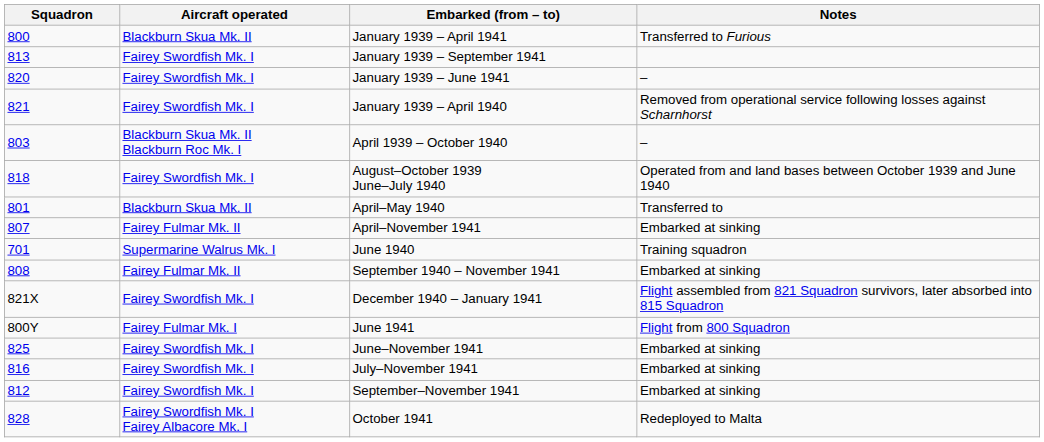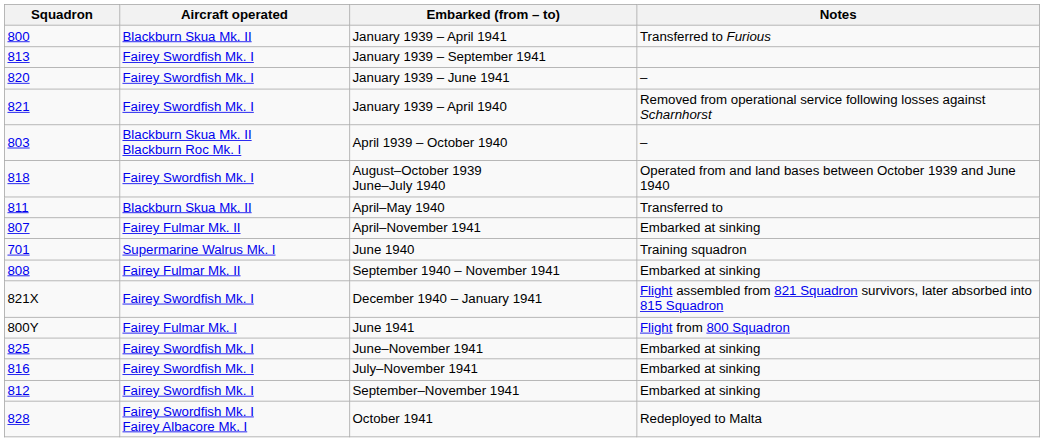(19, 207) 801 -> (18, 207) 811
